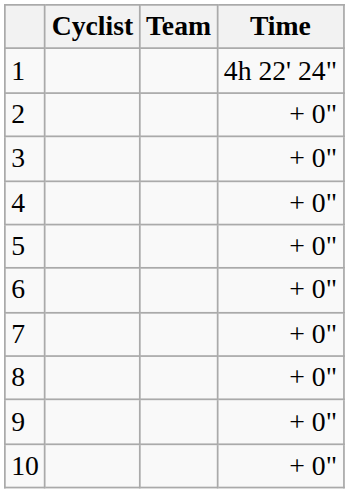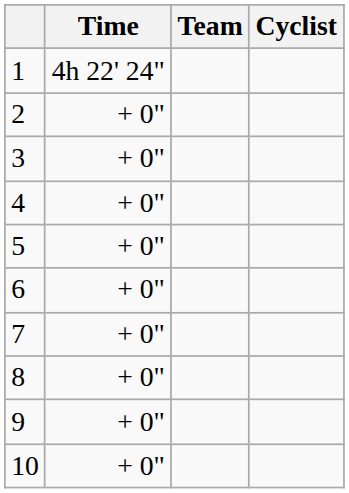columns swapped: (92, 26) <-> (280, 26)
